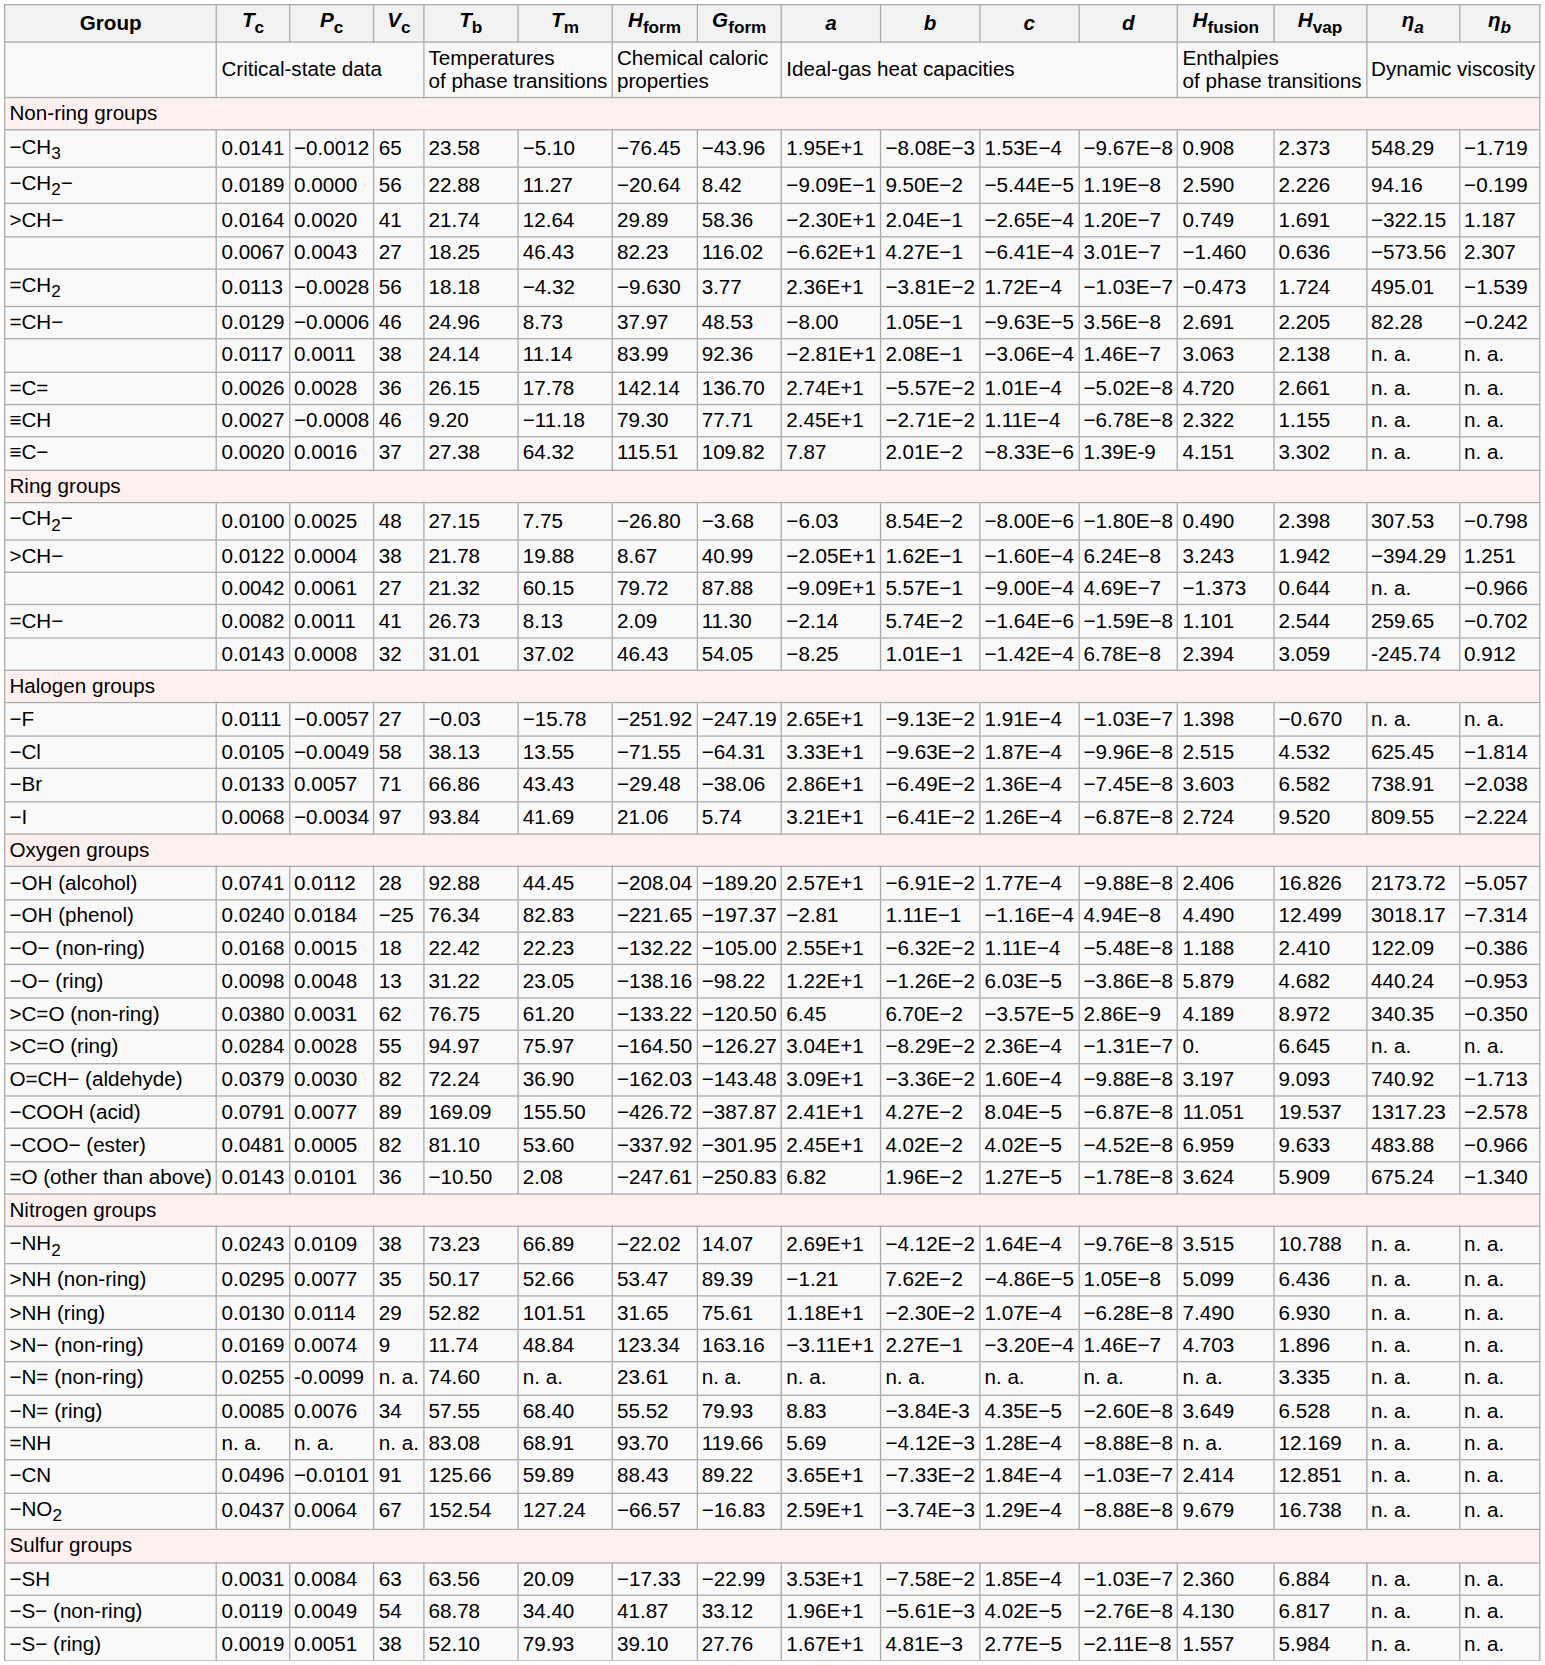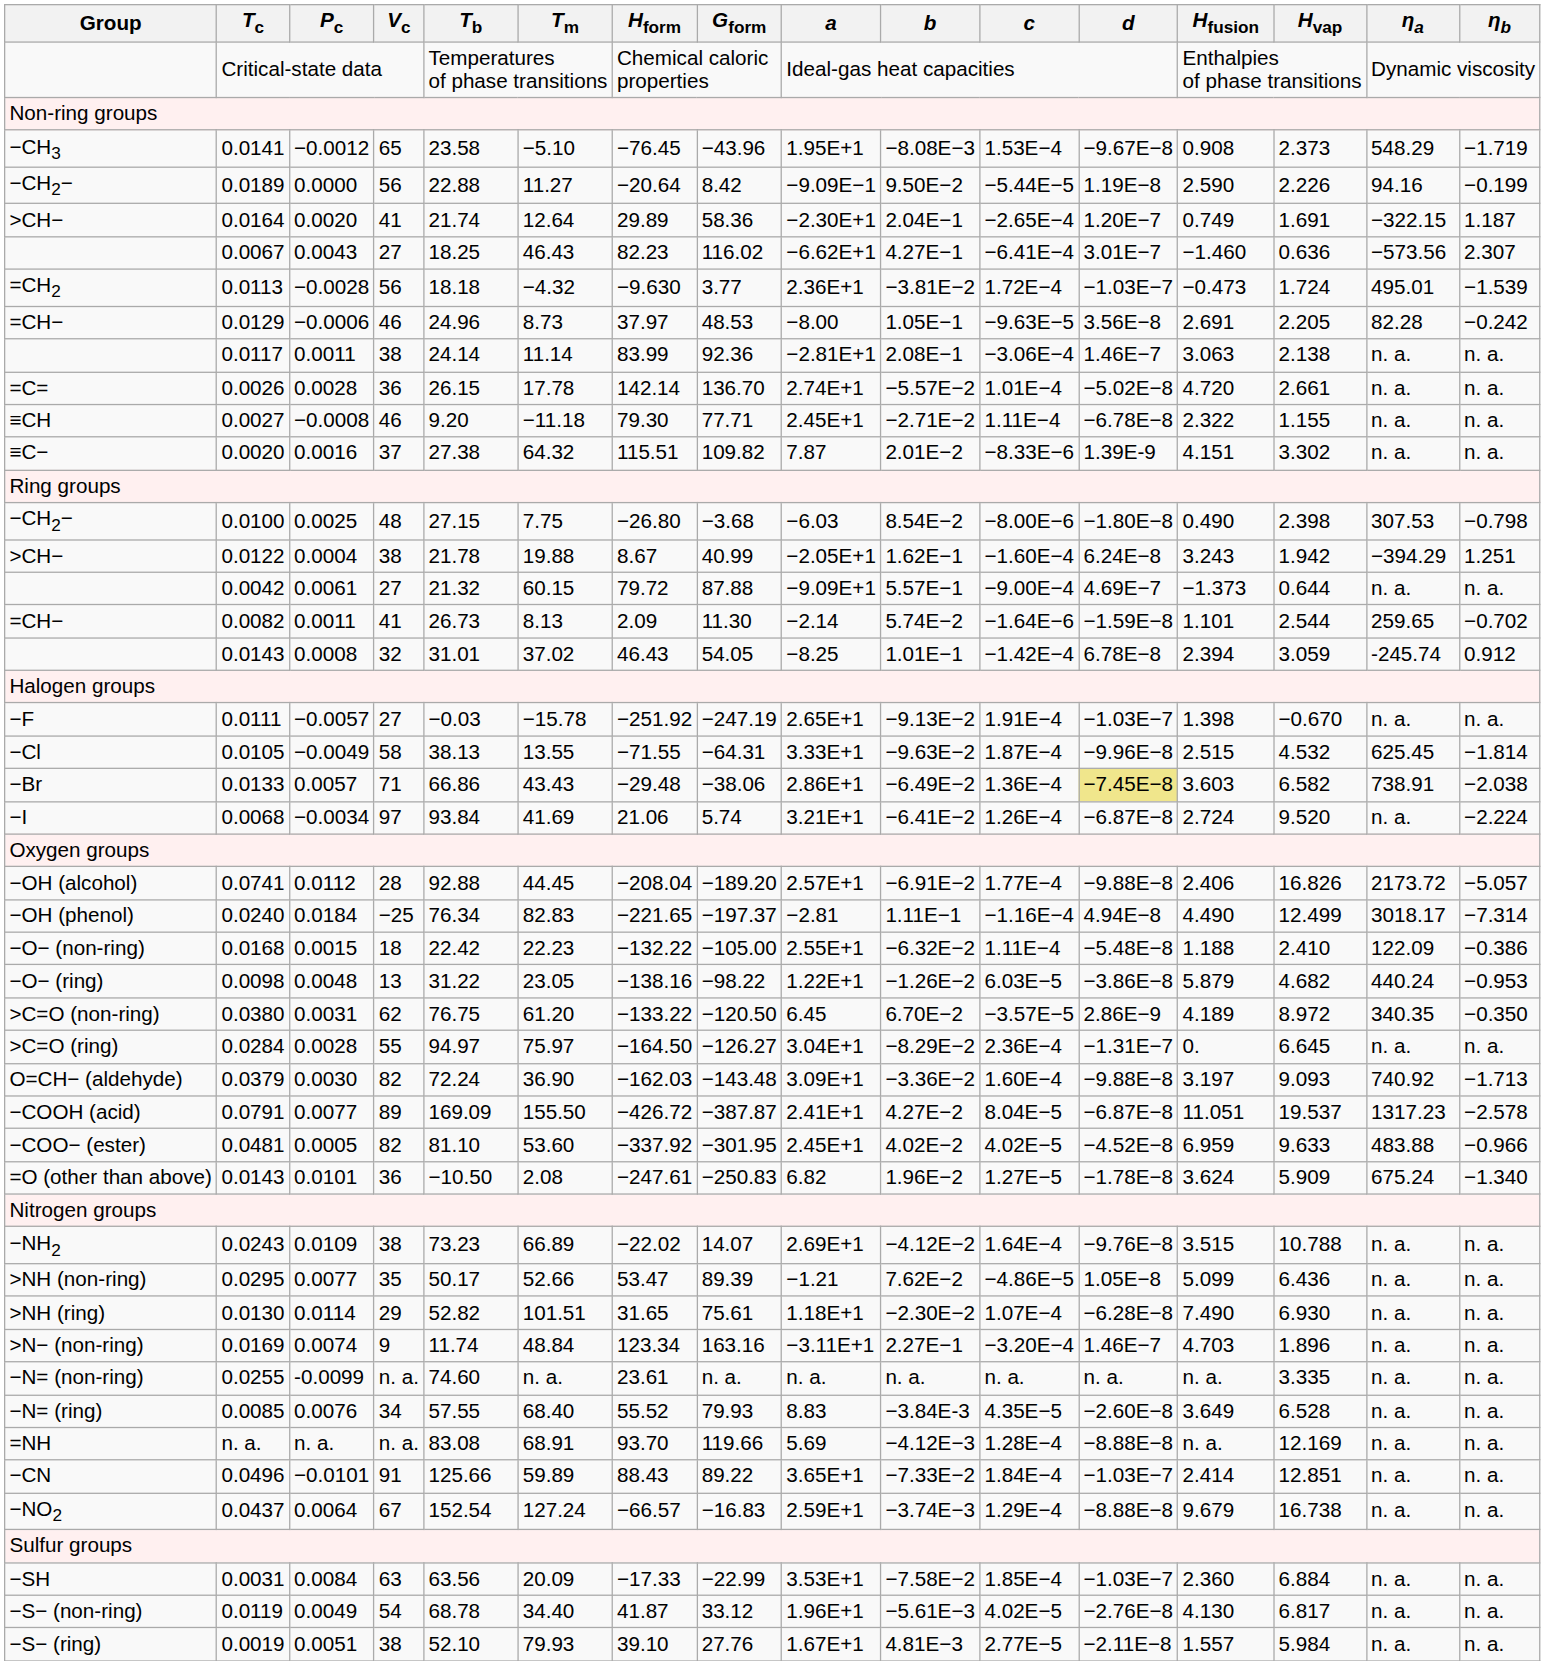(1496, 588) −0.966 -> (1484, 588) n. a.
(1128, 784) no background -> (1128, 784) khaki background
(1403, 817) 809.55 -> (1391, 817) n. a.
